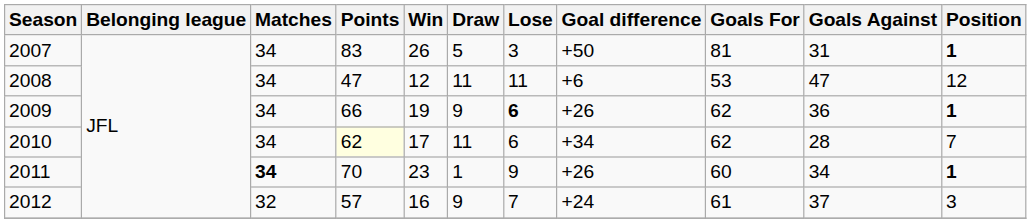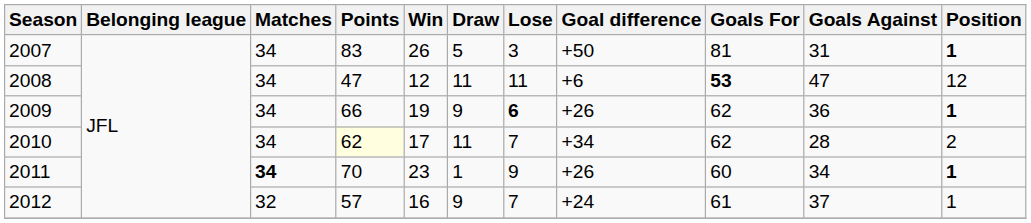(721, 80) normal -> (721, 80) bold
(513, 141) 6 -> (513, 141) 7
(951, 141) 7 -> (951, 141) 2
(951, 202) 3 -> (951, 202) 1
